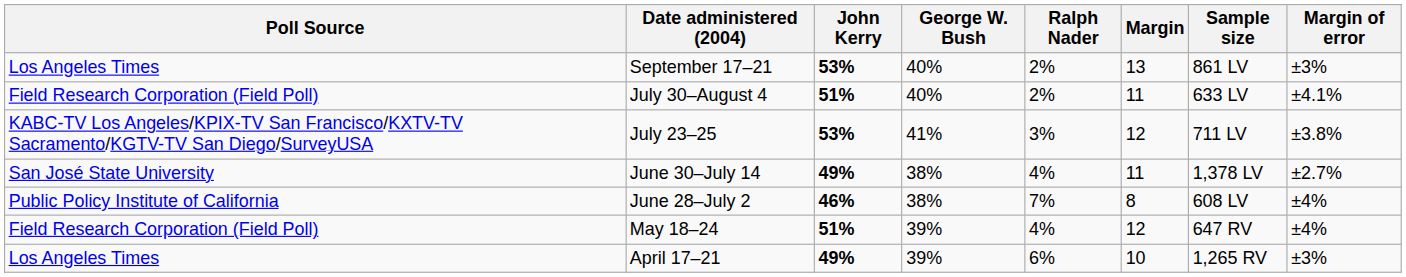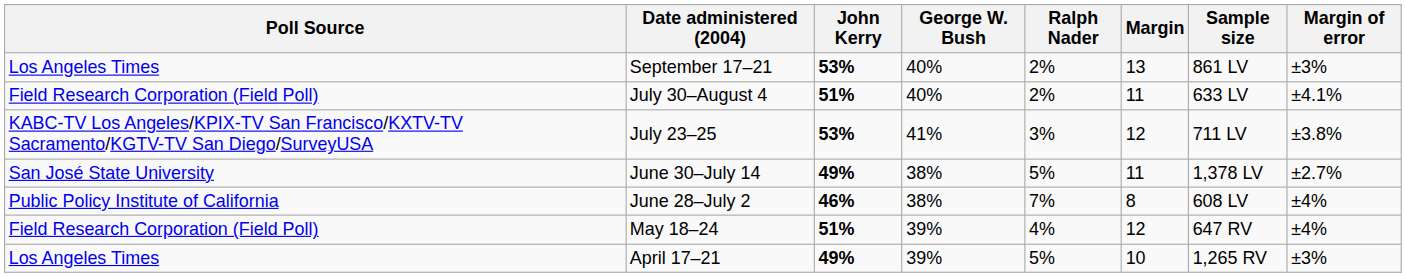(1042, 172) 4% -> (1042, 172) 5%
(1042, 257) 6% -> (1042, 257) 5%
